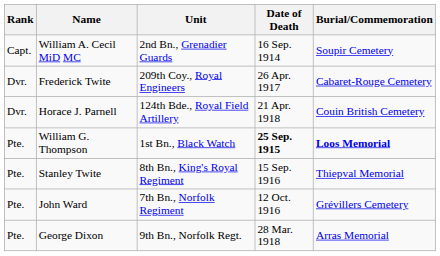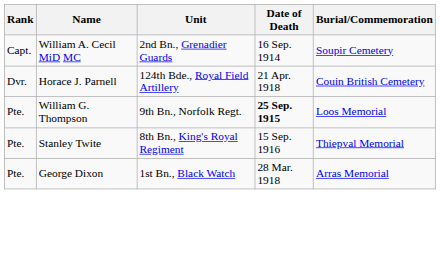- row: (75, 81)
(187, 143) 1st Bn., Black Watch -> (191, 112) 9th Bn., Norfolk Regt.
(353, 143) bold -> (351, 112) normal
- row: (63, 204)
(191, 235) 9th Bn., Norfolk Regt. -> (187, 173) 1st Bn., Black Watch
